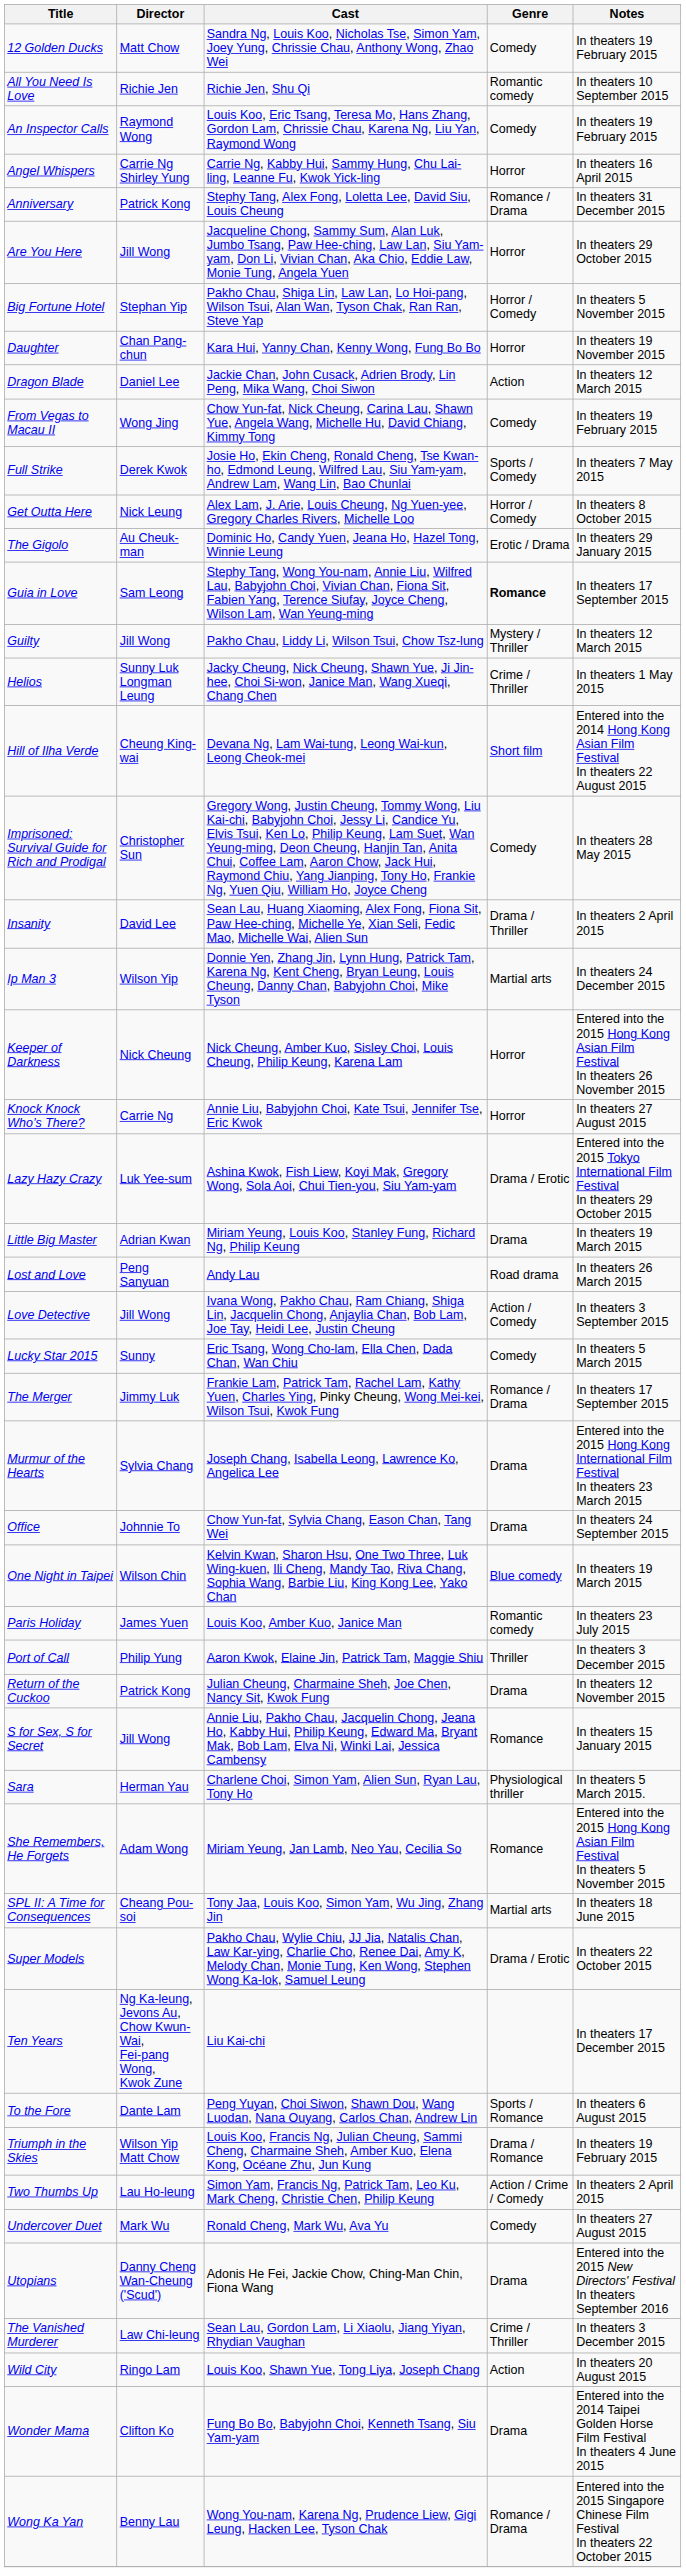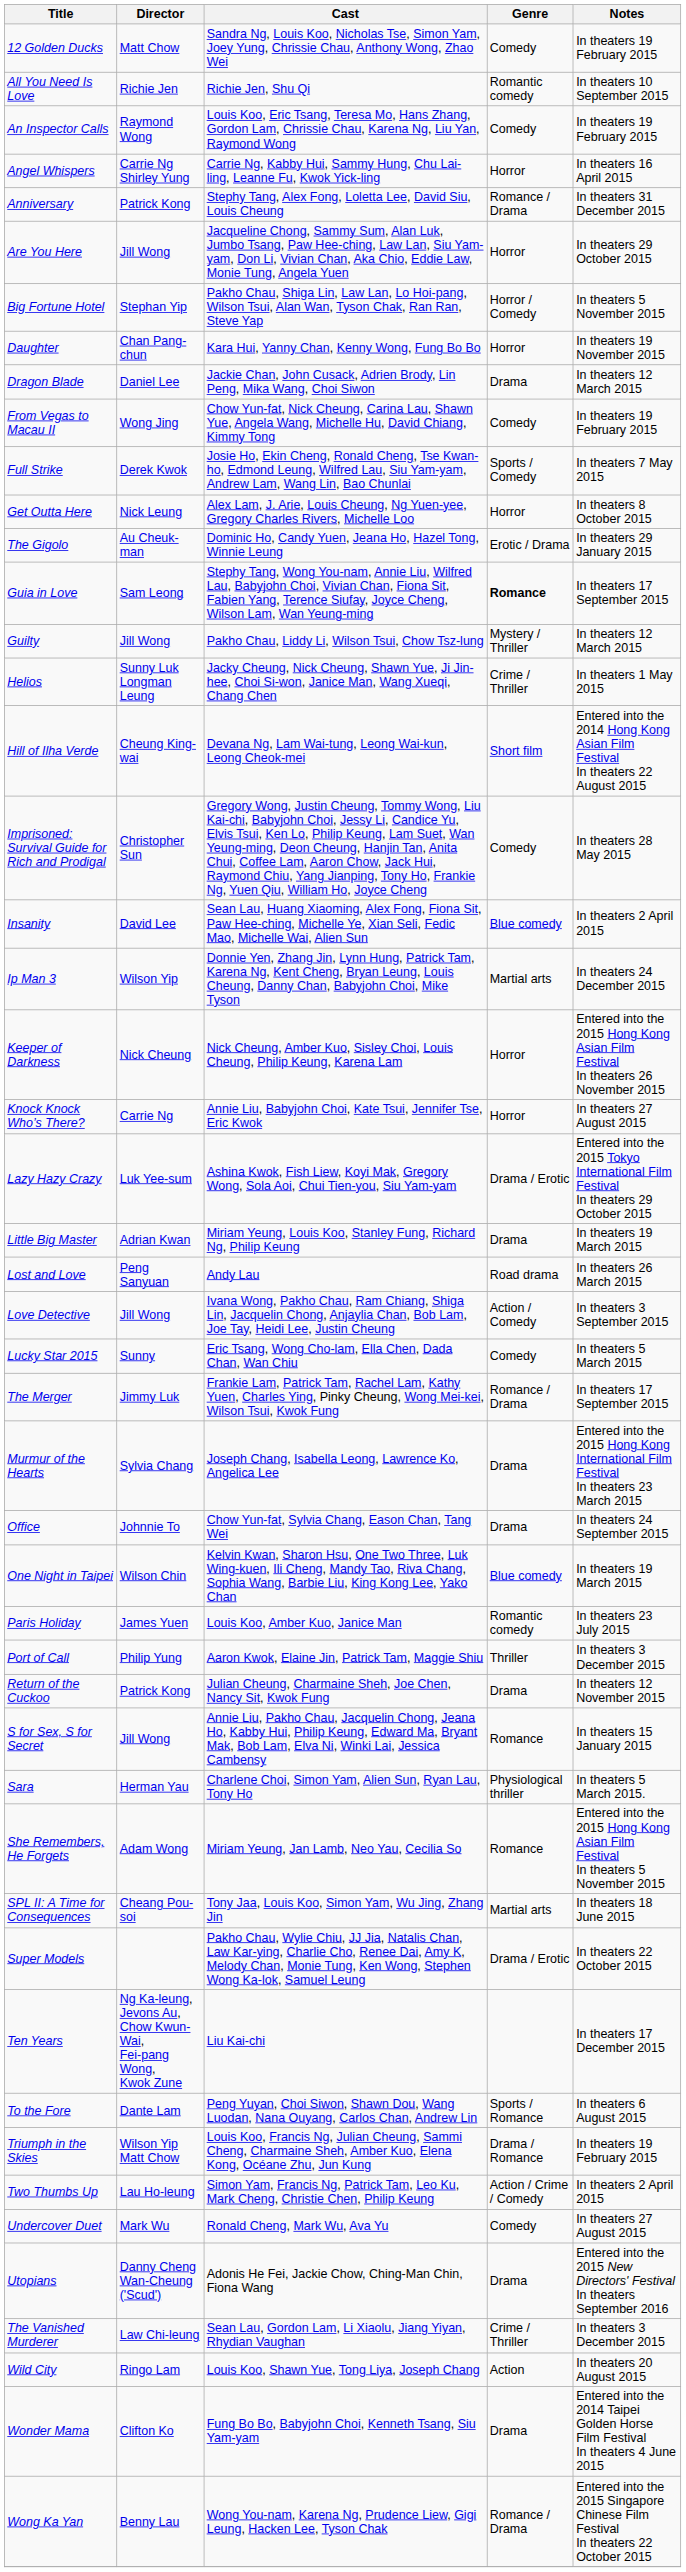(507, 382) Action -> (508, 382) Drama
(513, 511) Horror / Comedy -> (507, 511) Horror
(512, 923) Drama / Thriller -> (526, 923) Blue comedy
